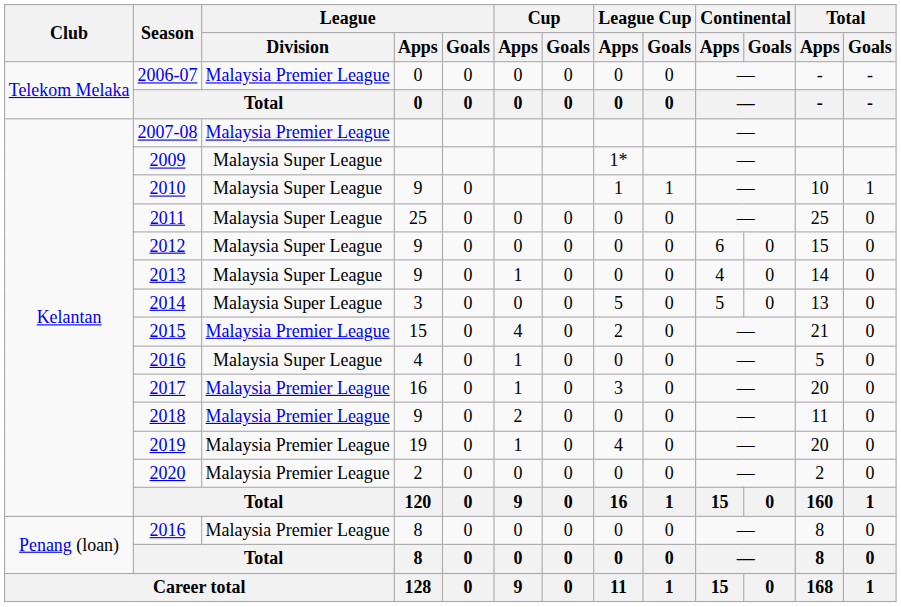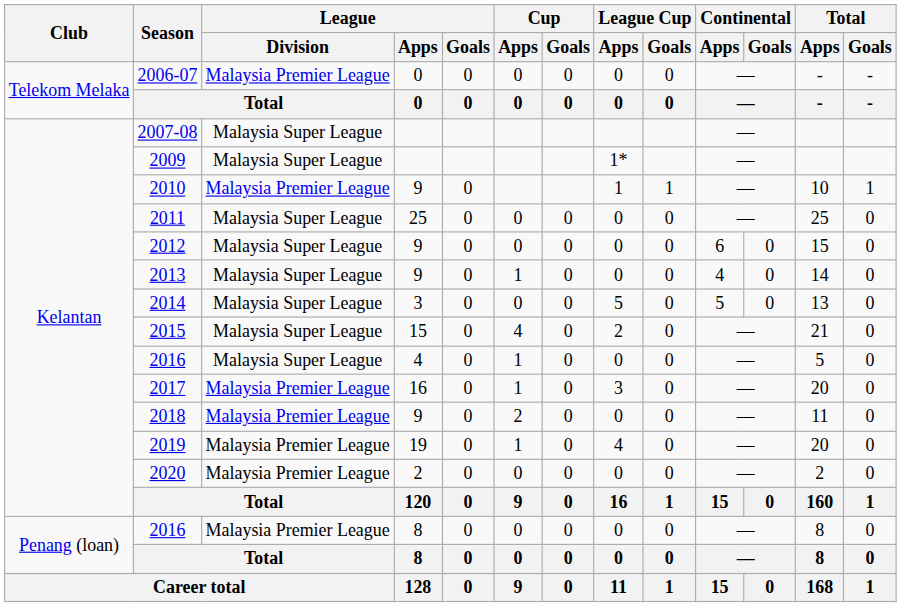(298, 132) Malaysia Premier League -> (298, 132) Malaysia Super League
(298, 189) Malaysia Super League -> (298, 189) Malaysia Premier League
(298, 331) Malaysia Premier League -> (298, 331) Malaysia Super League
